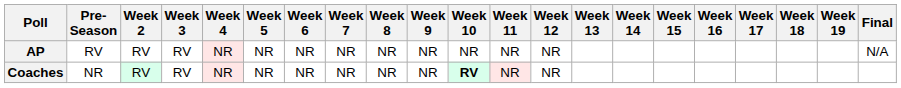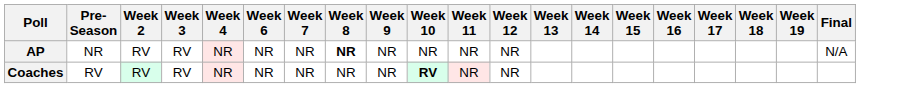- column: (264, 23)
(93, 51) RV -> (93, 51) NR
(387, 51) normal -> (346, 51) bold
(93, 73) NR -> (93, 73) RV
